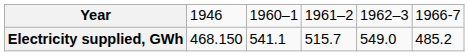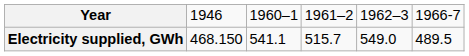(434, 39) 485.2 -> (434, 39) 489.5
